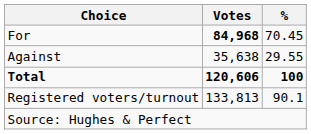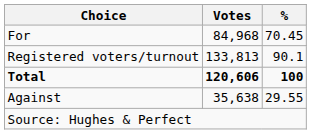(236, 36) bold -> (236, 36) normal
rows swapped: (34, 56) <-> (103, 98)
